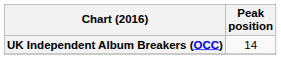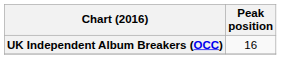(251, 44) 14 -> (251, 44) 16
